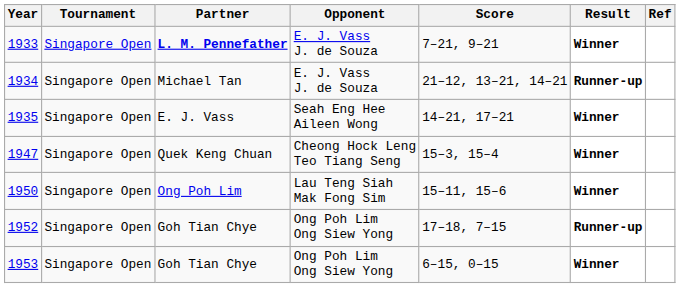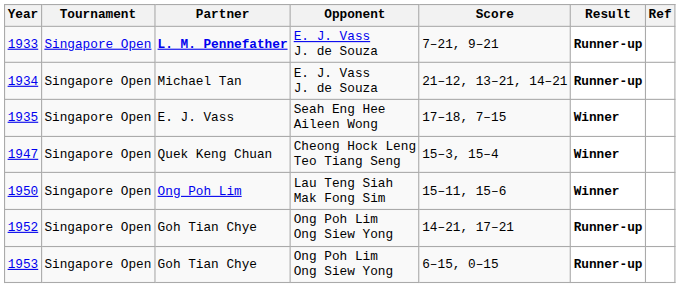(597, 44) Winner -> (608, 44) Runner-up
(468, 117) 14–21, 17–21 -> (464, 117) 17–18, 7–15
(464, 227) 17–18, 7–15 -> (468, 227) 14–21, 17–21
(597, 264) Winner -> (608, 264) Runner-up
